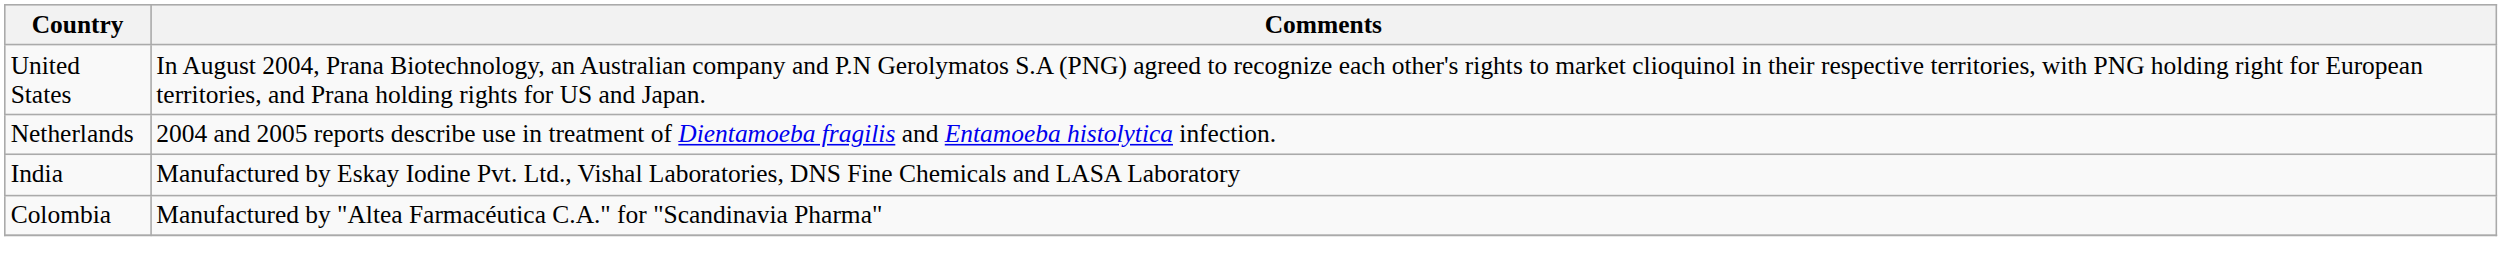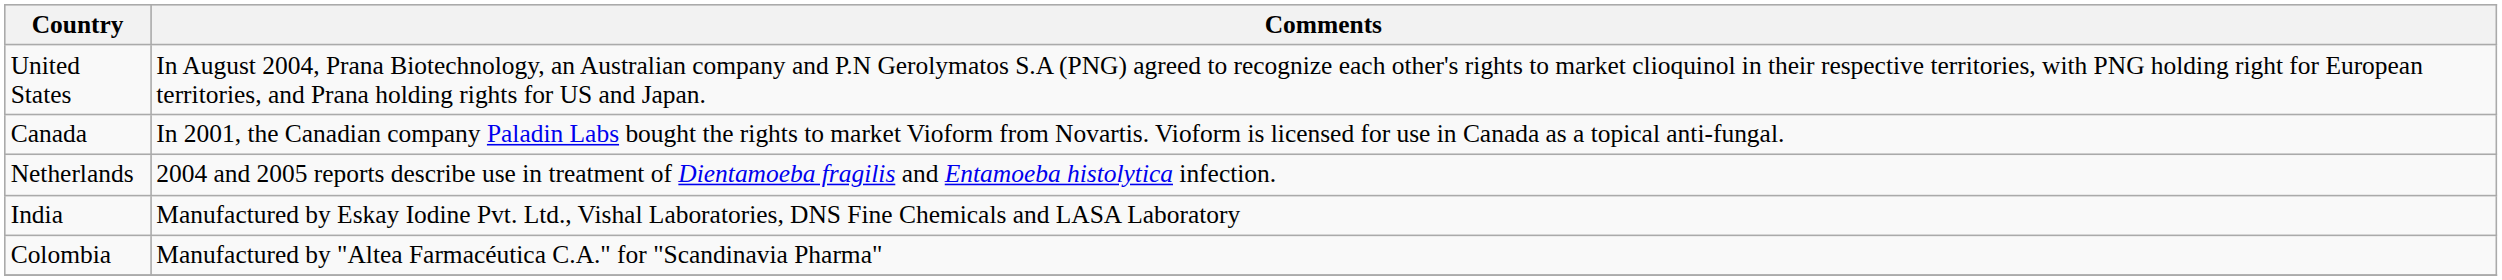+ row: (49, 133)
